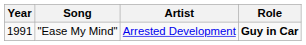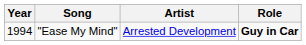(20, 31) 1991 -> (20, 31) 1994
